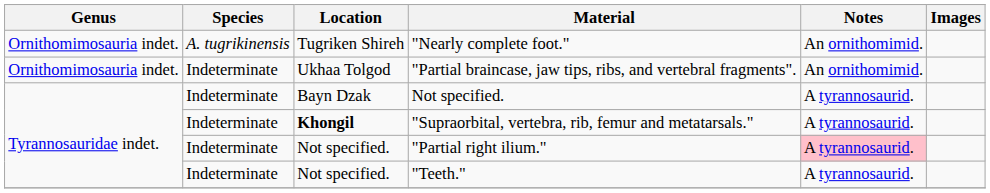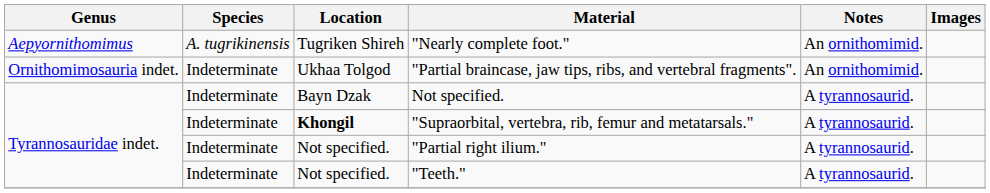(93, 43) Ornithomimosauria indet. -> (71, 43) Aepyornithomimus
(859, 148) pink background -> (859, 148) no background
